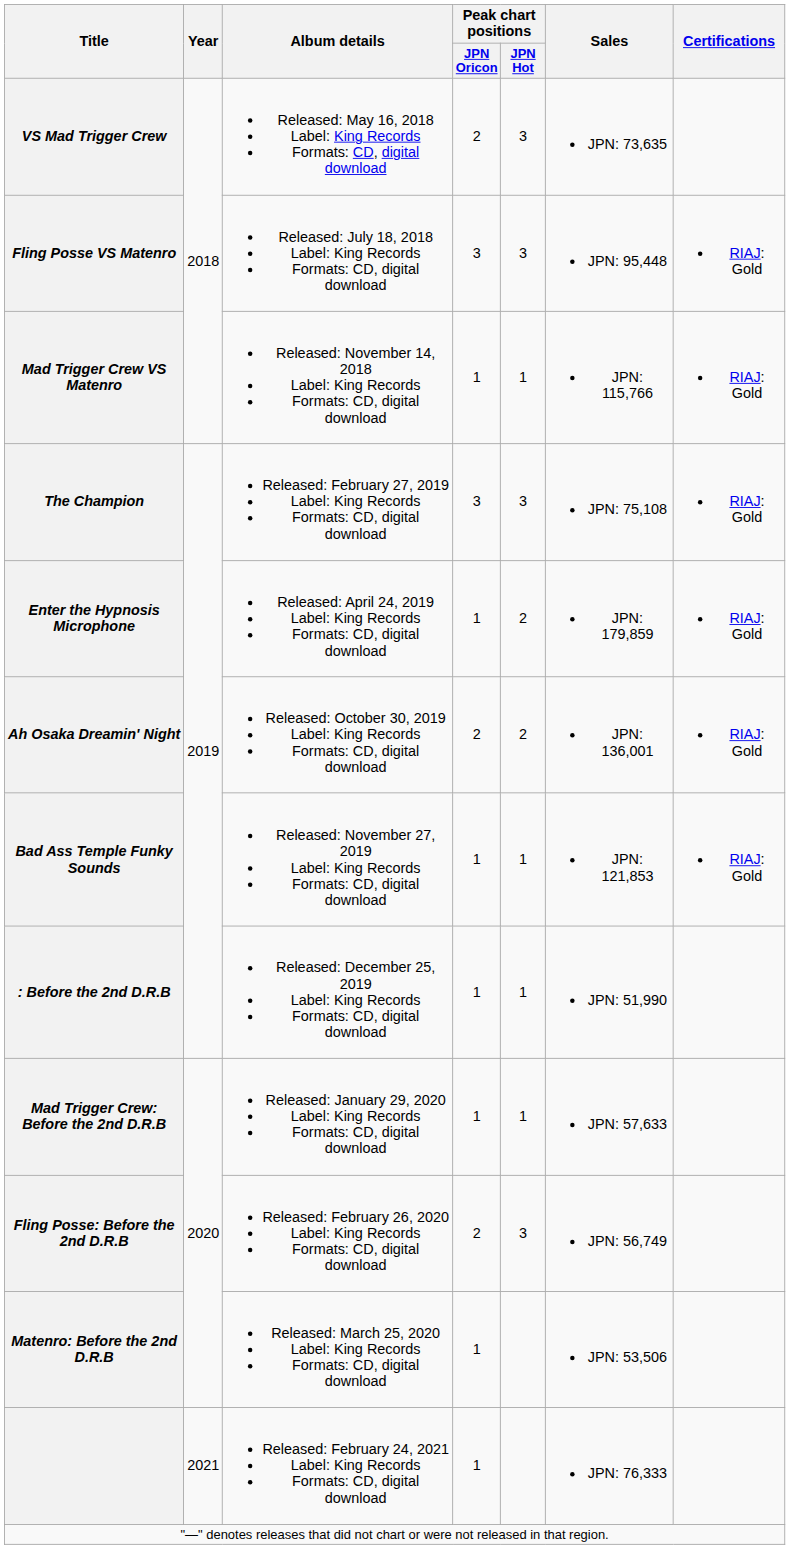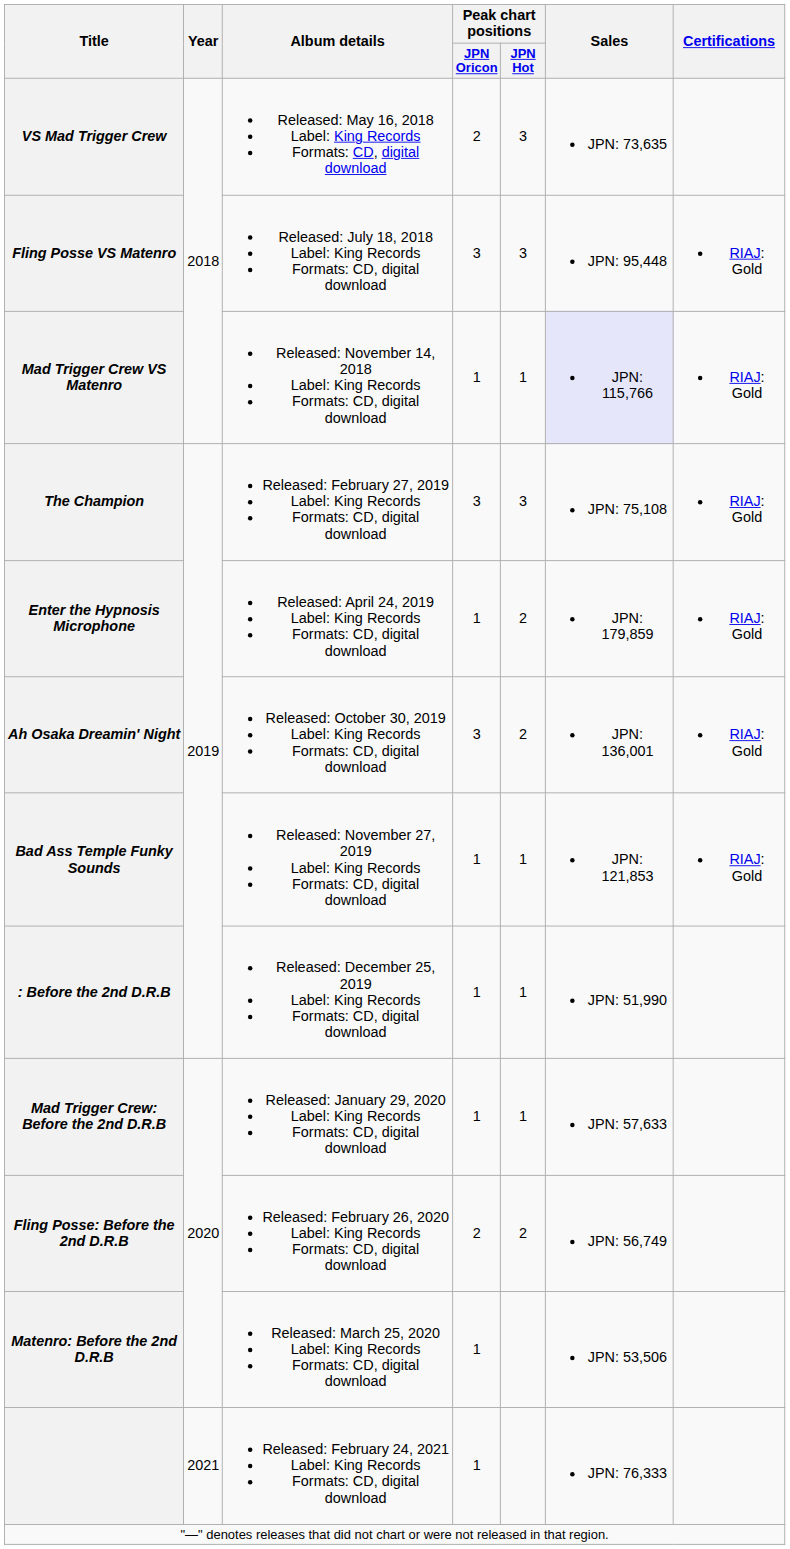(609, 386) no background -> (609, 386) lavender background
(477, 735) 2 -> (477, 735) 3
(523, 1233) 3 -> (523, 1233) 2
